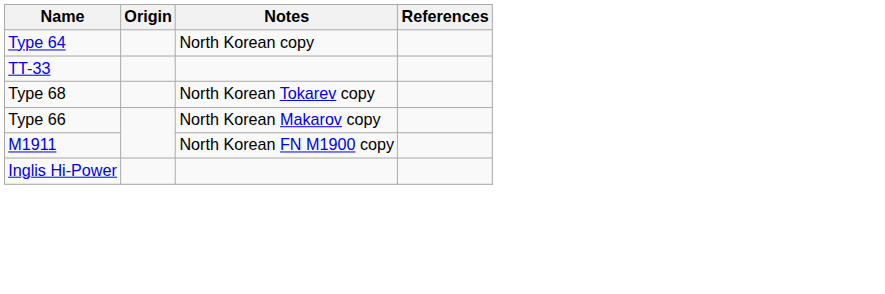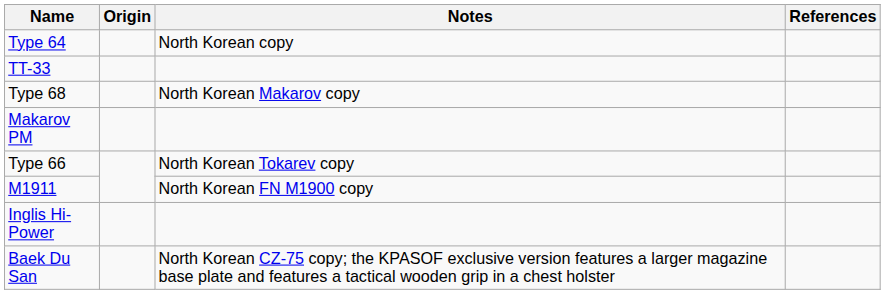(277, 94) North Korean Tokarev copy -> (259, 94) North Korean Makarov copy
+ row: (39, 128)
(280, 119) North Korean Makarov copy -> (256, 163) North Korean Tokarev copy
+ row: (39, 267)
